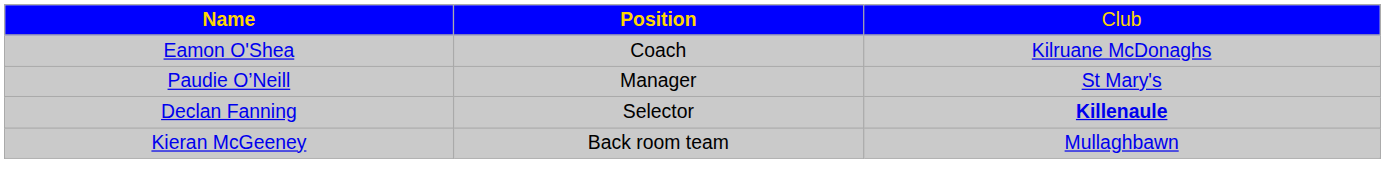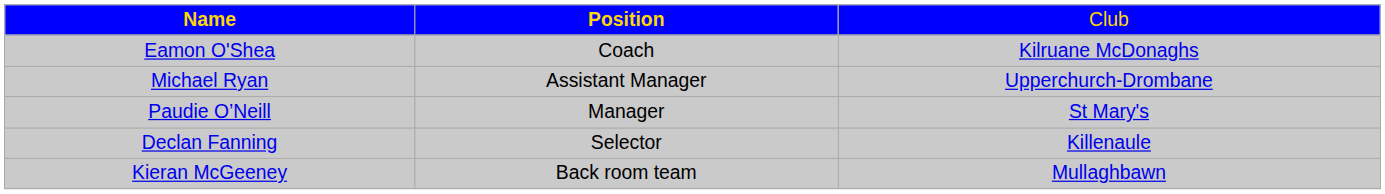+ row: (210, 81)
(1122, 111) bold -> (1109, 142) normal
